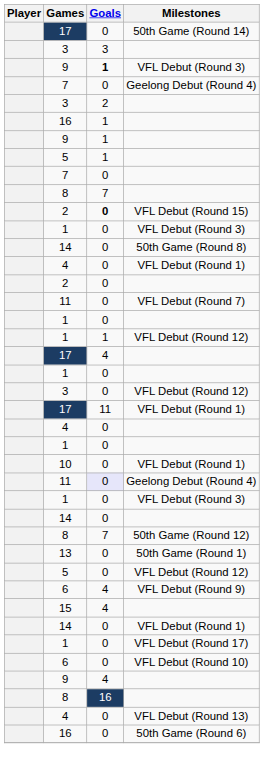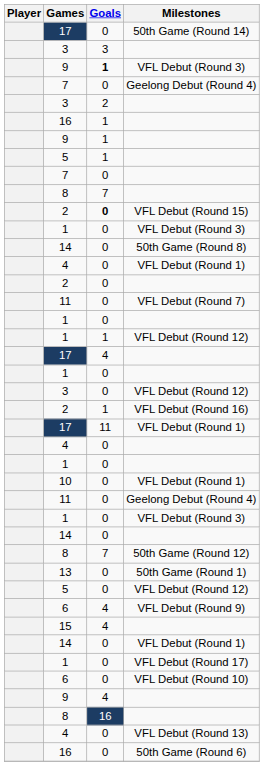+ row: (65, 409)
(105, 481) lavender background -> (105, 499) no background
